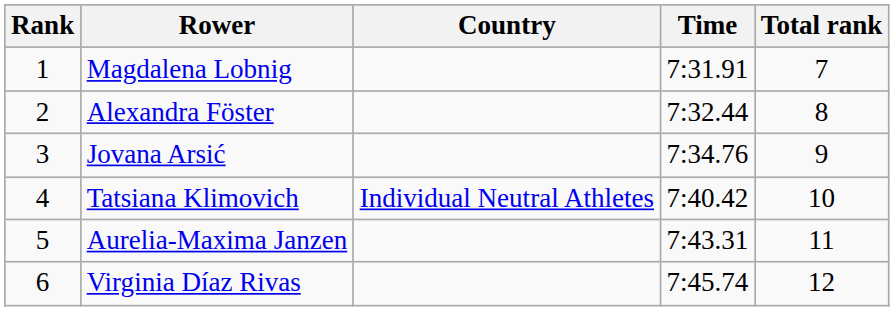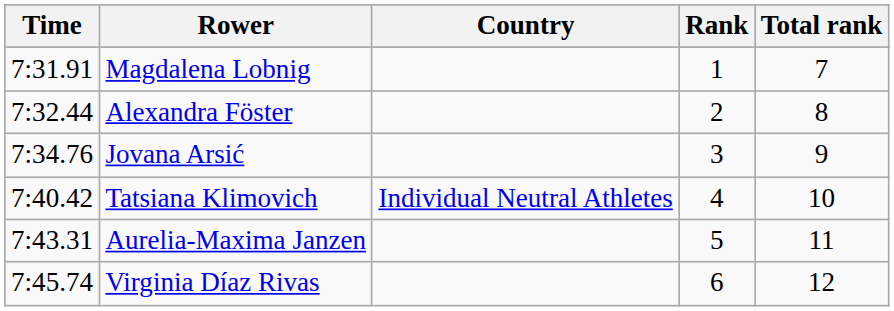columns swapped: (43, 25) <-> (707, 25)
